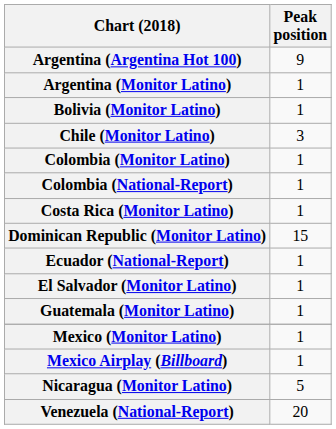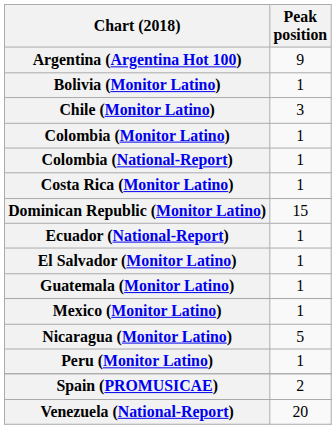- row: (137, 85)
- row: (137, 361)
+ row: (137, 361)
+ row: (137, 386)
